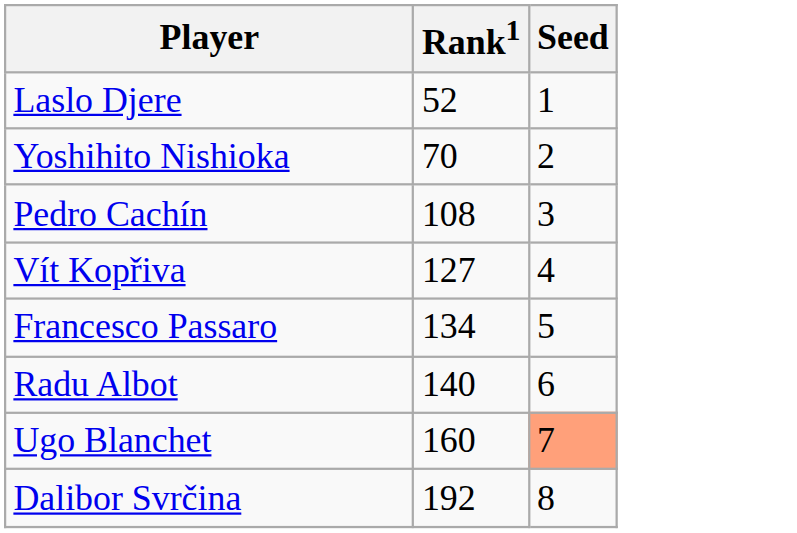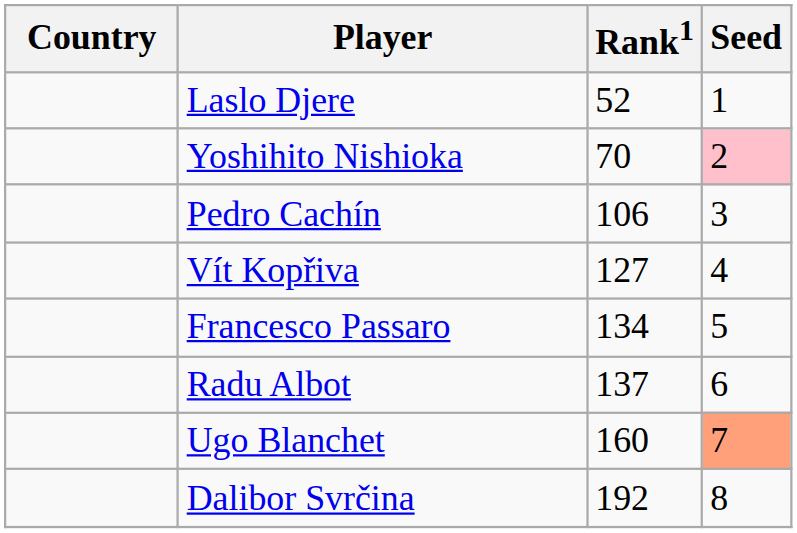+ column: (92, 37)
(546, 156) no background -> (719, 156) pink background
(449, 213) 108 -> (622, 213) 106
(449, 383) 140 -> (622, 383) 137
